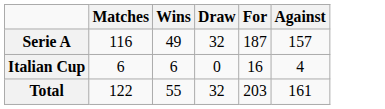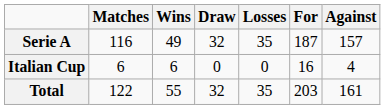+ column: (265, 16)
